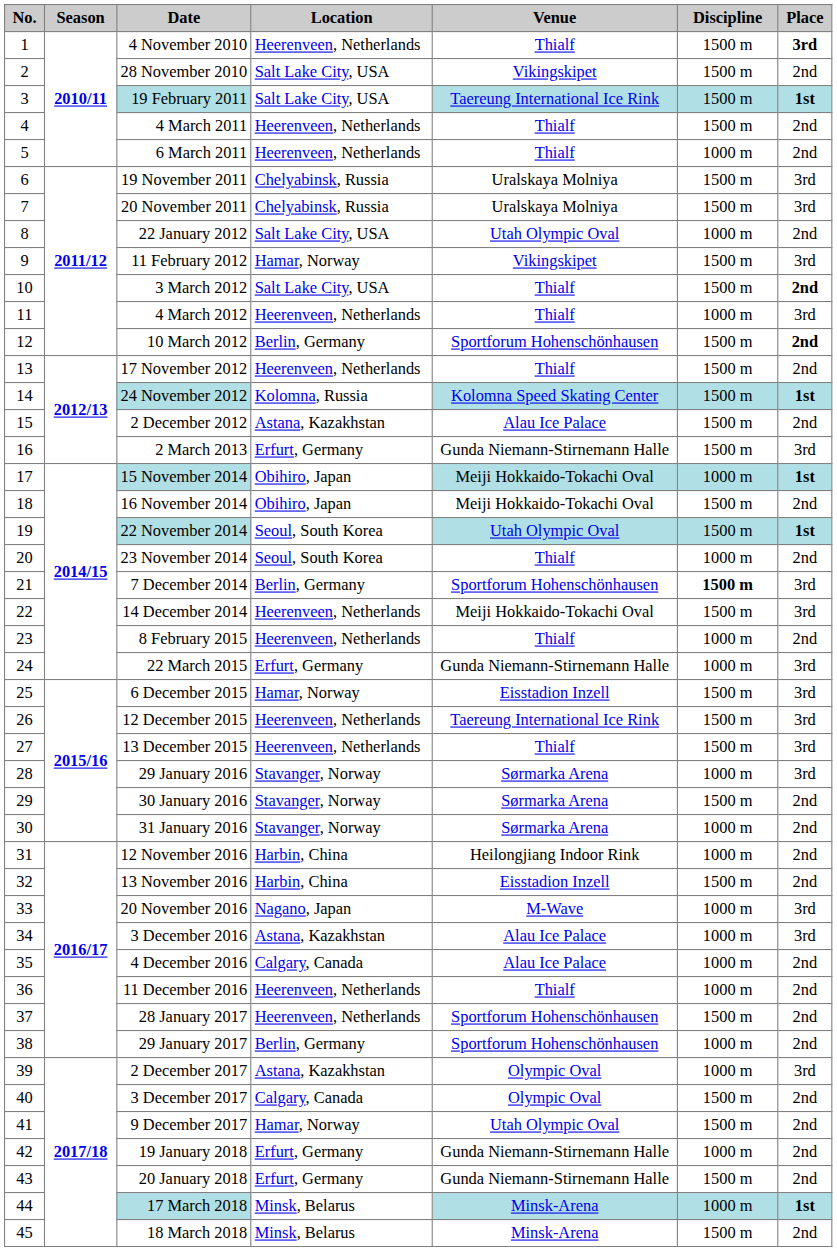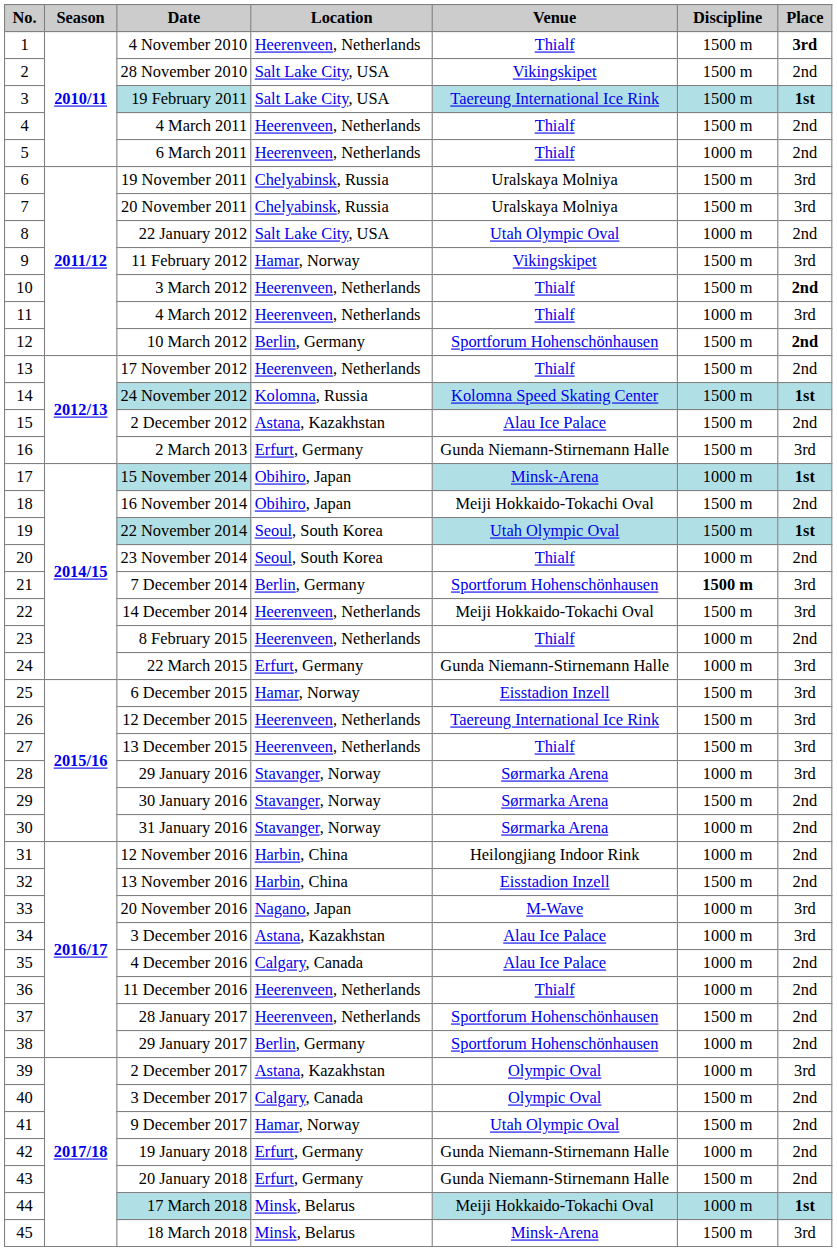(322, 288) Salt Lake City, USA -> (338, 288) Heerenveen, Netherlands
(555, 477) Meiji Hokkaido-Tokachi Oval -> (555, 477) Minsk-Arena
(555, 1206) Minsk-Arena -> (555, 1206) Meiji Hokkaido-Tokachi Oval
(805, 1233) 2nd -> (805, 1233) 3rd
